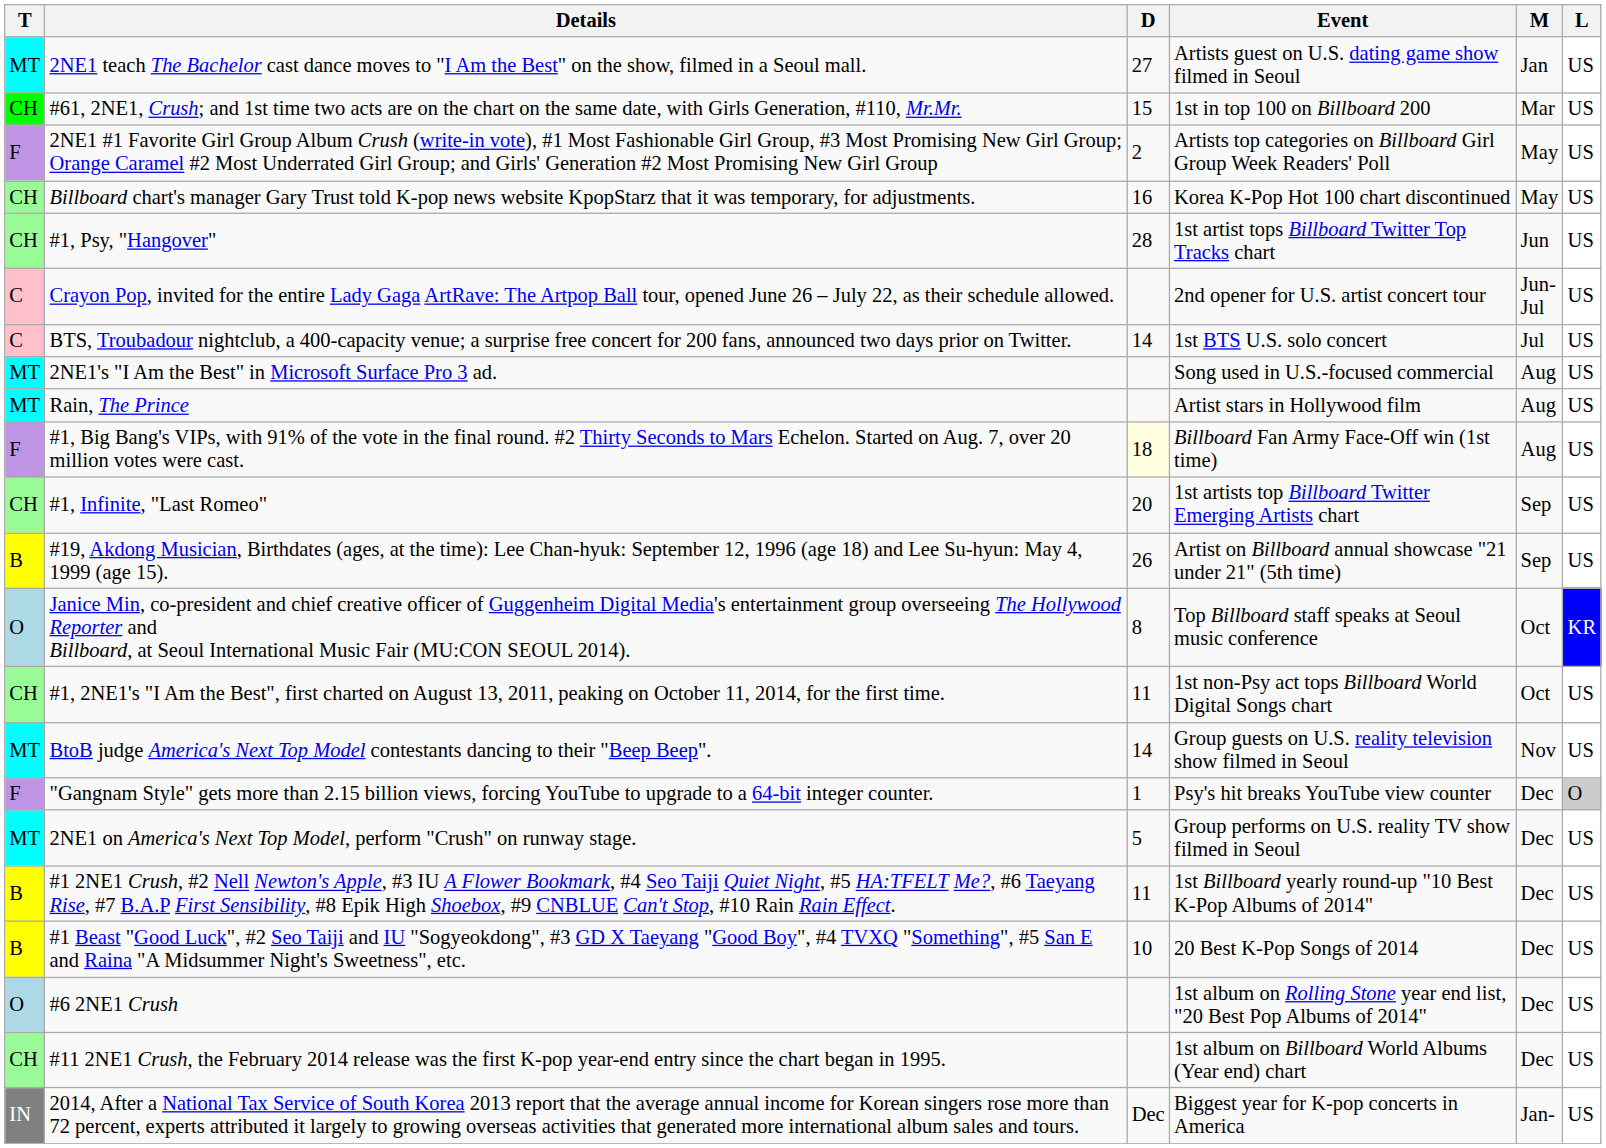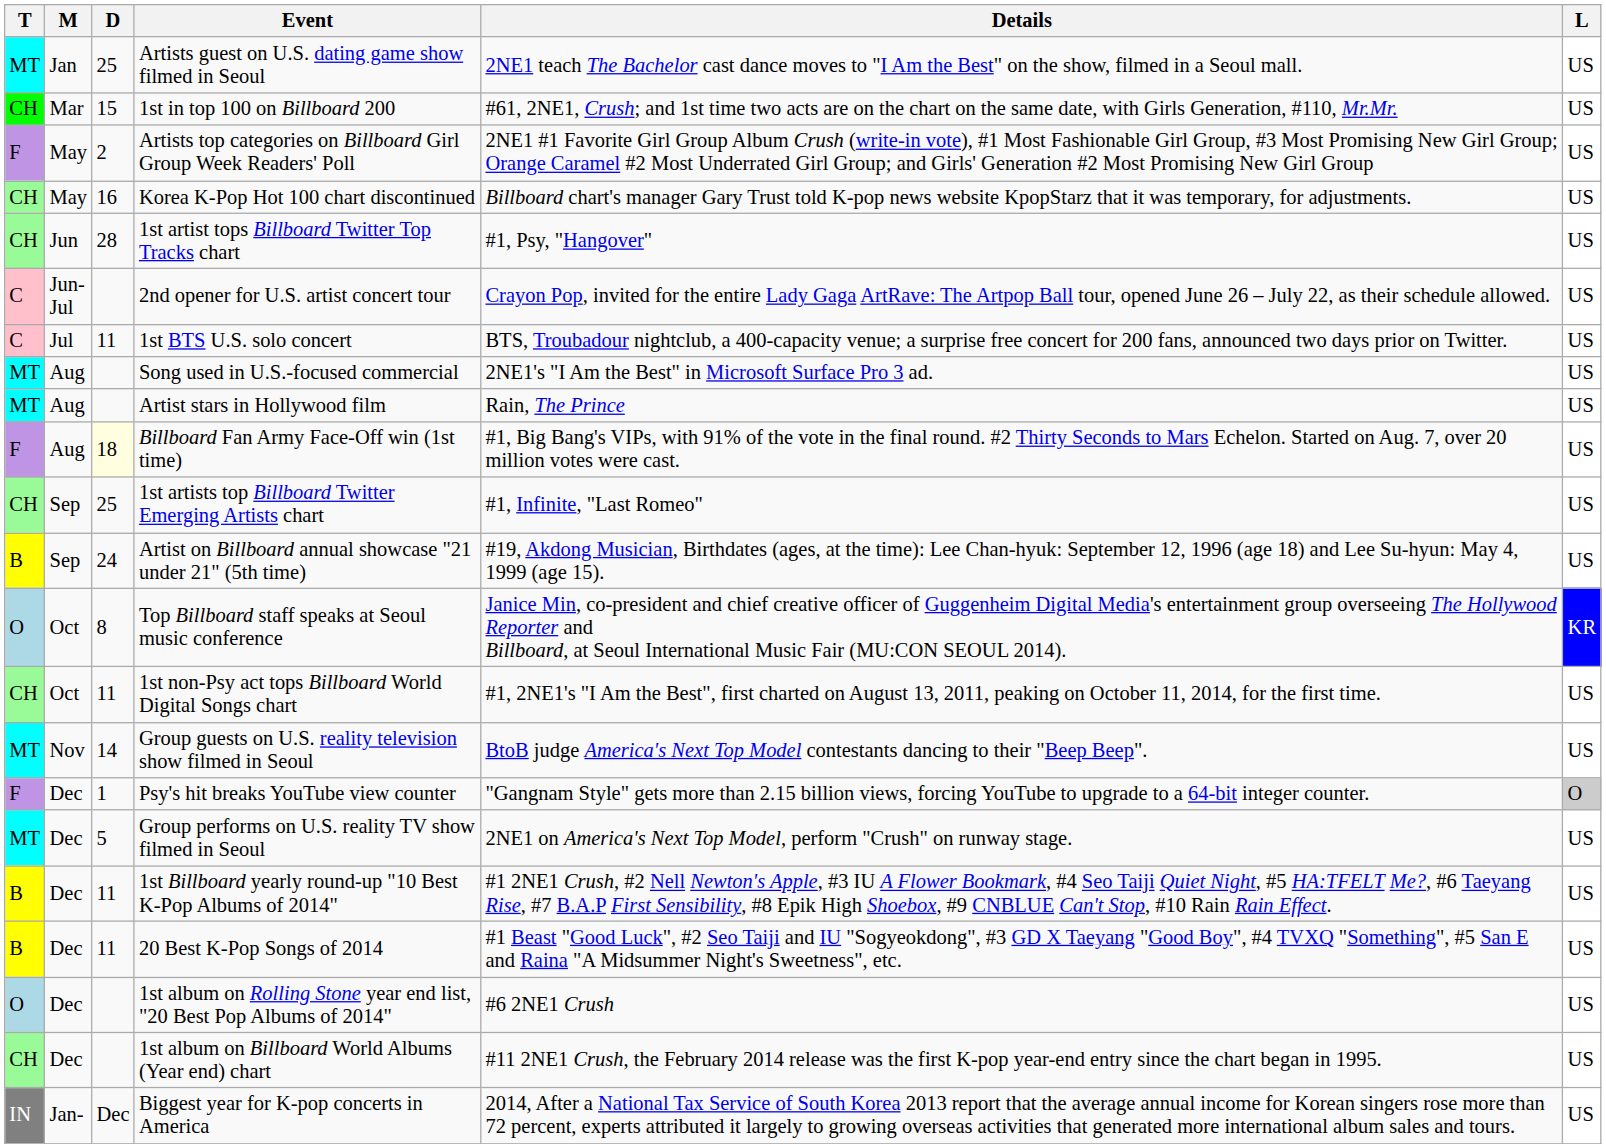columns swapped: (1539, 20) <-> (586, 20)
(1142, 64) 27 -> (107, 64) 25
(1142, 340) 14 -> (106, 340) 11
(1142, 504) 20 -> (107, 504) 25
(1142, 560) 26 -> (107, 560) 24
(1142, 948) 10 -> (106, 948) 11
